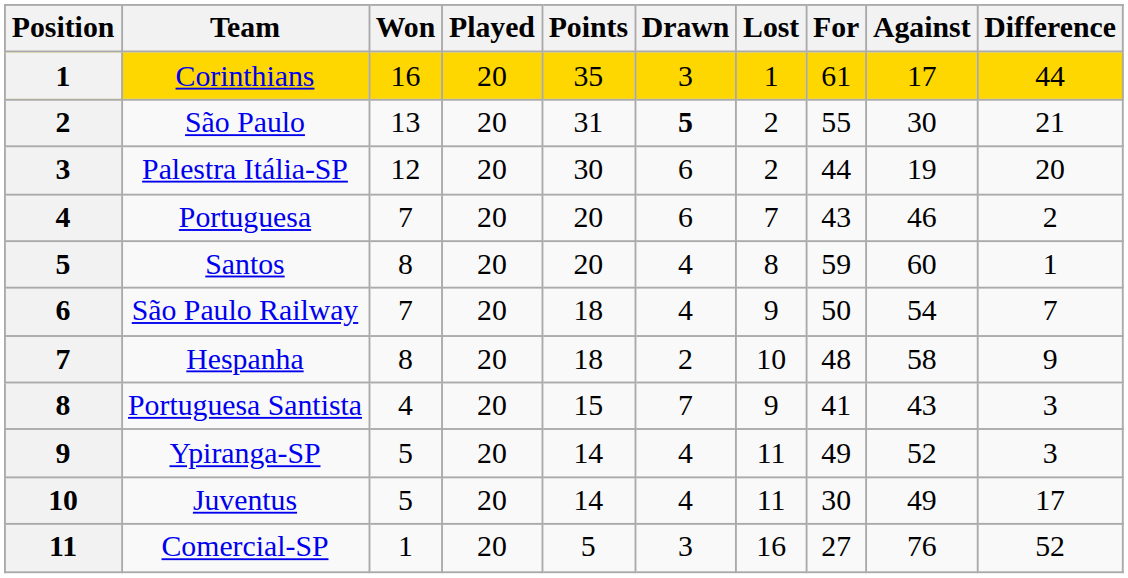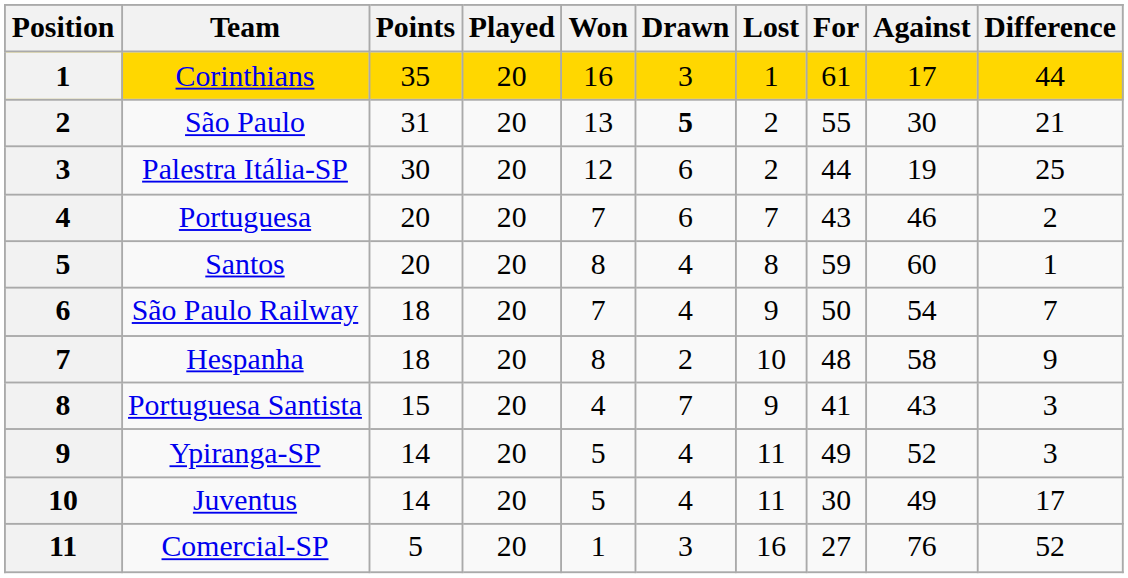columns swapped: (588, 28) <-> (405, 28)
(1050, 169) 20 -> (1050, 169) 25
